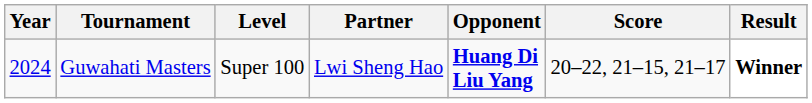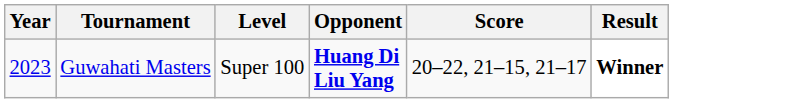- column: (379, 21)
(30, 67) 2024 -> (30, 67) 2023
